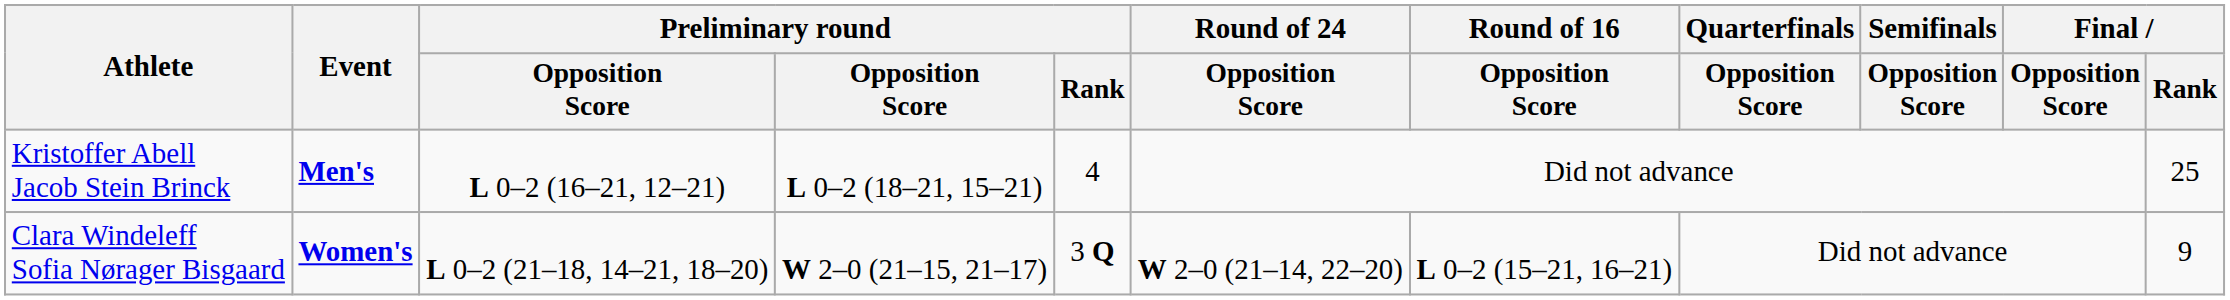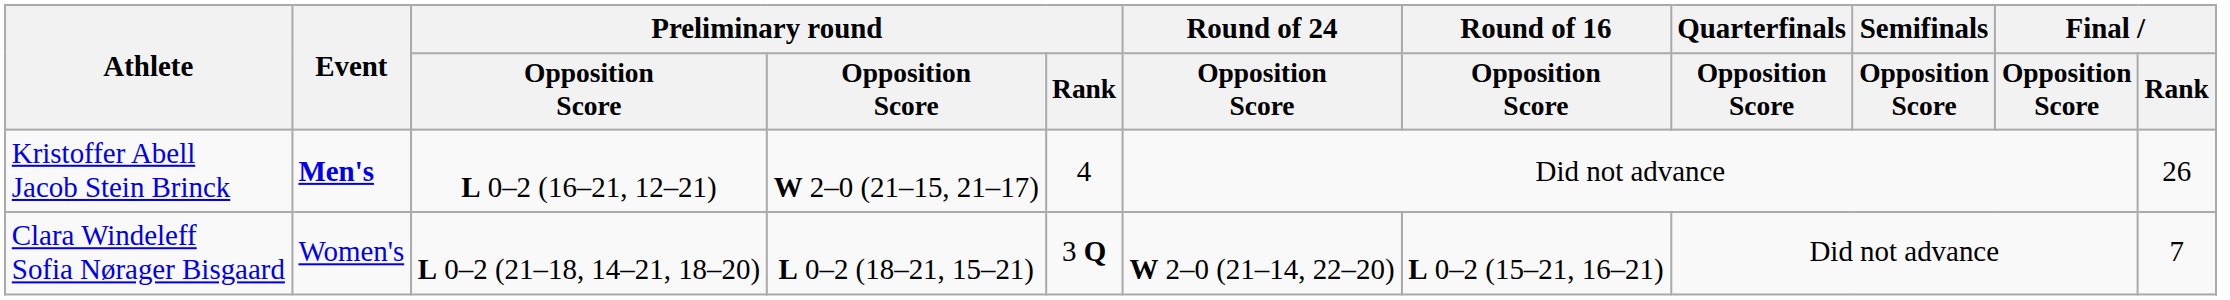(915, 187) L 0–2 (18–21, 15–21) -> (906, 187) W 2–0 (21–15, 21–17)
(2185, 170) 25 -> (2177, 170) 26
(356, 252) bold -> (351, 252) normal
(915, 269) W 2–0 (21–15, 21–17) -> (906, 269) L 0–2 (18–21, 15–21)
(2185, 252) 9 -> (2177, 252) 7
